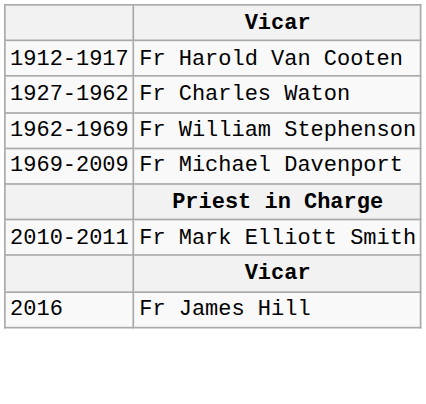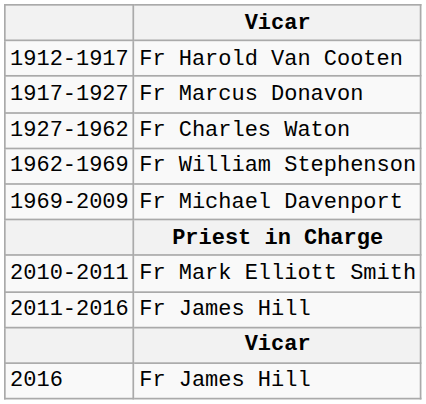+ row: (69, 94)
+ row: (69, 309)
